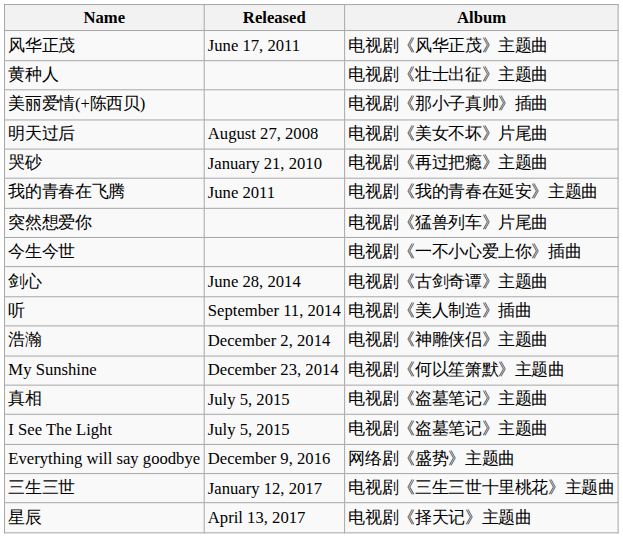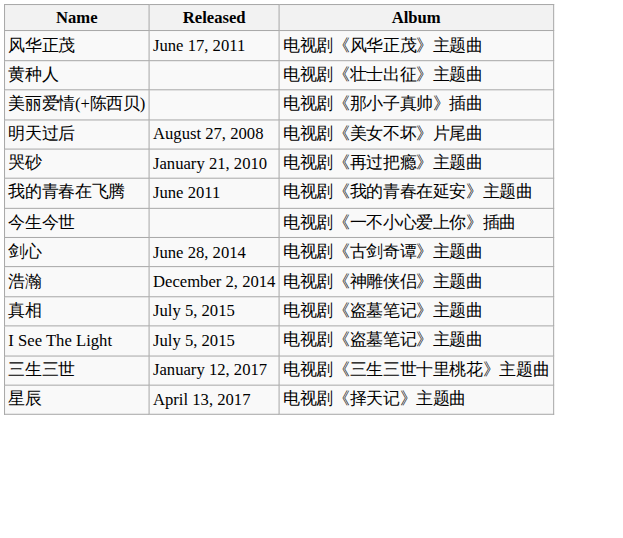- row: (50, 222)
- row: (17, 310)
- row: (53, 370)
- row: (104, 458)
